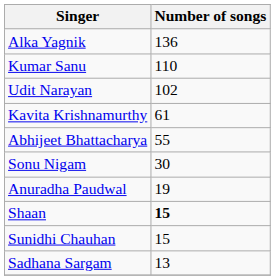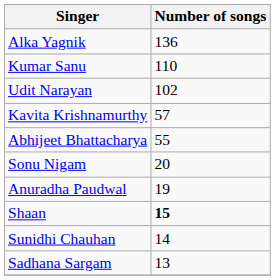(162, 115) 61 -> (162, 115) 57
(162, 164) 30 -> (162, 164) 20
(162, 238) 15 -> (162, 238) 14
